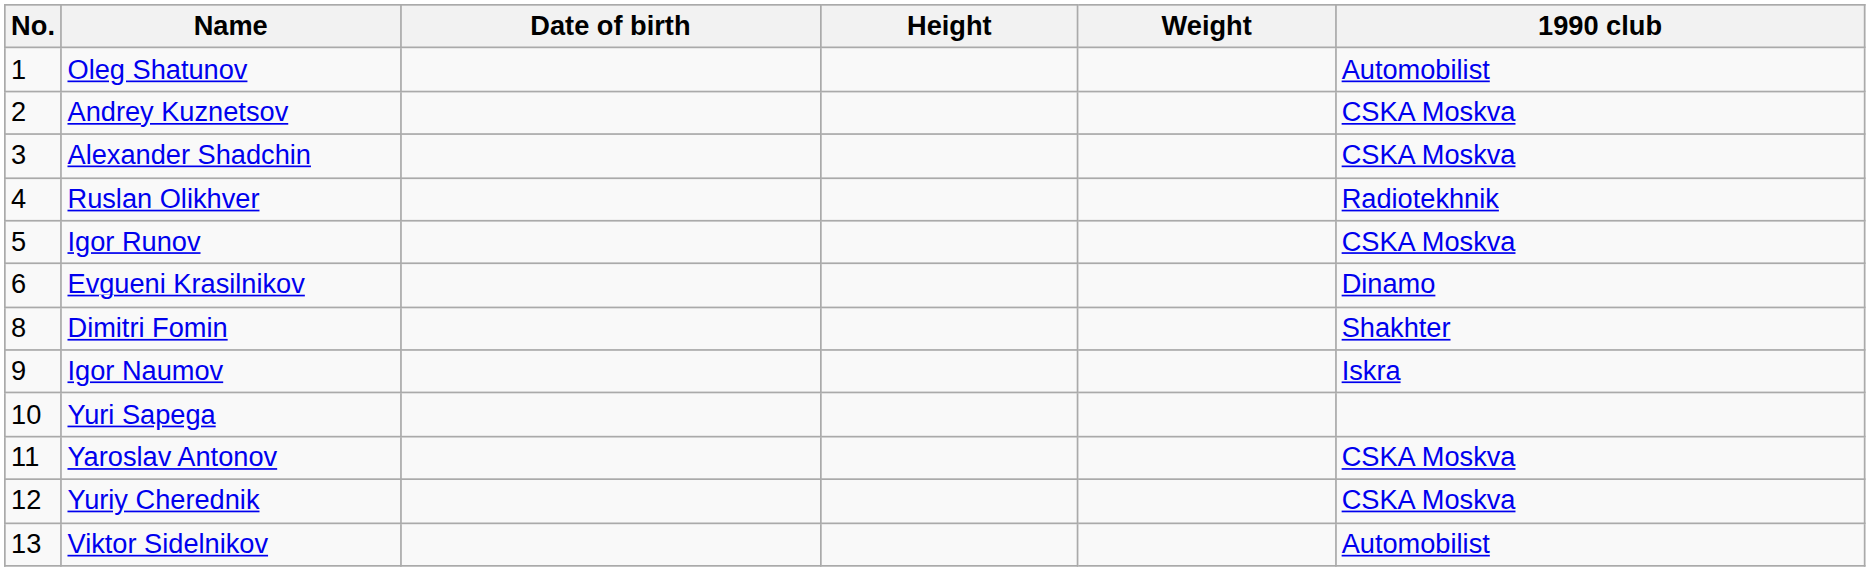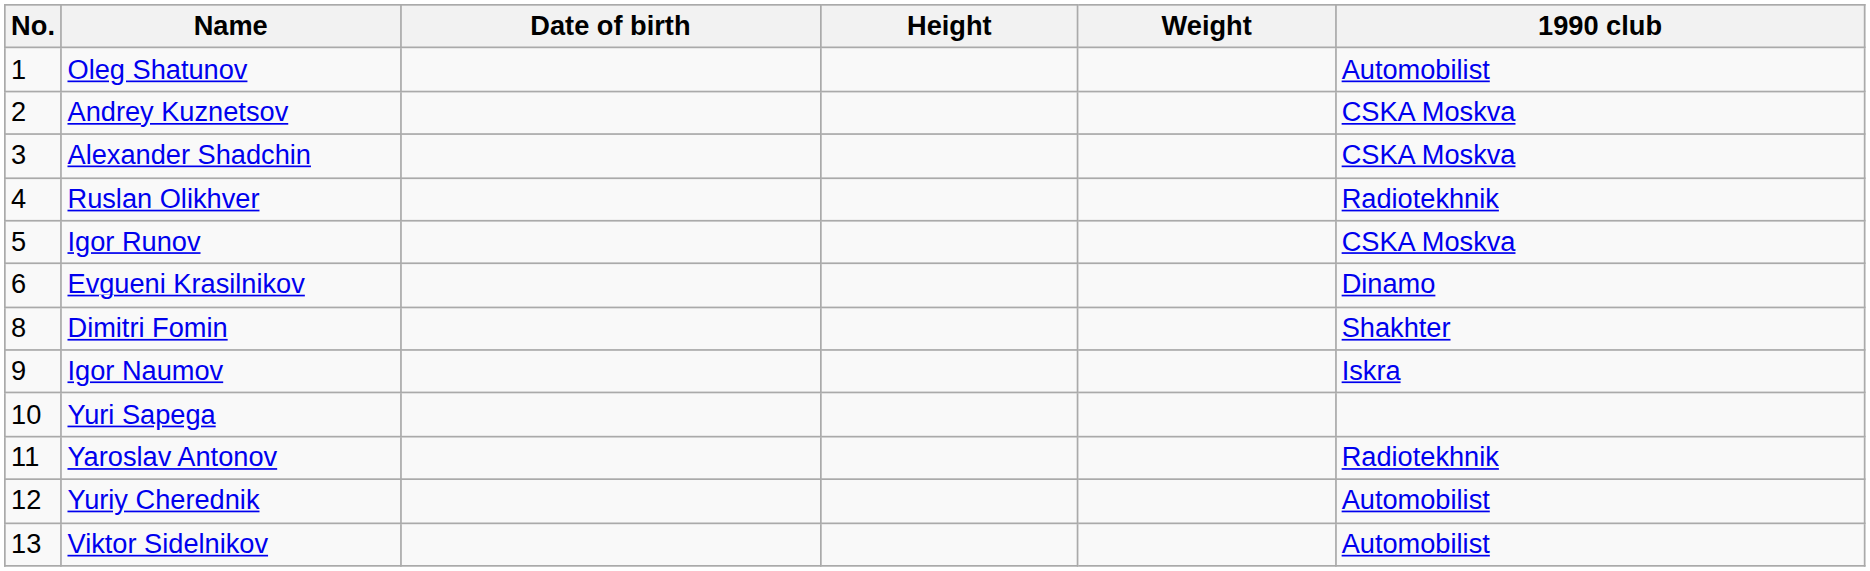(1429, 457) CSKA Moskva -> (1420, 457) Radiotekhnik
(1429, 500) CSKA Moskva -> (1416, 500) Automobilist
